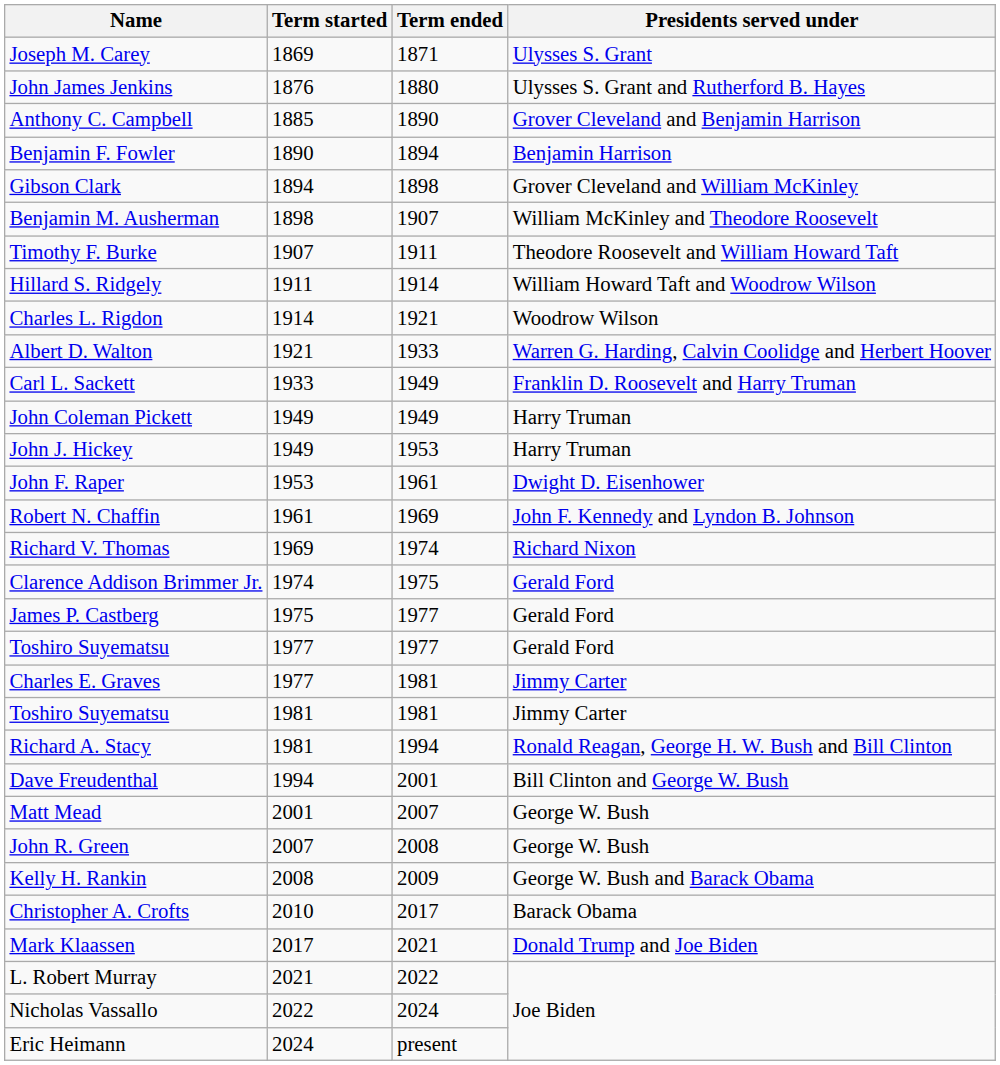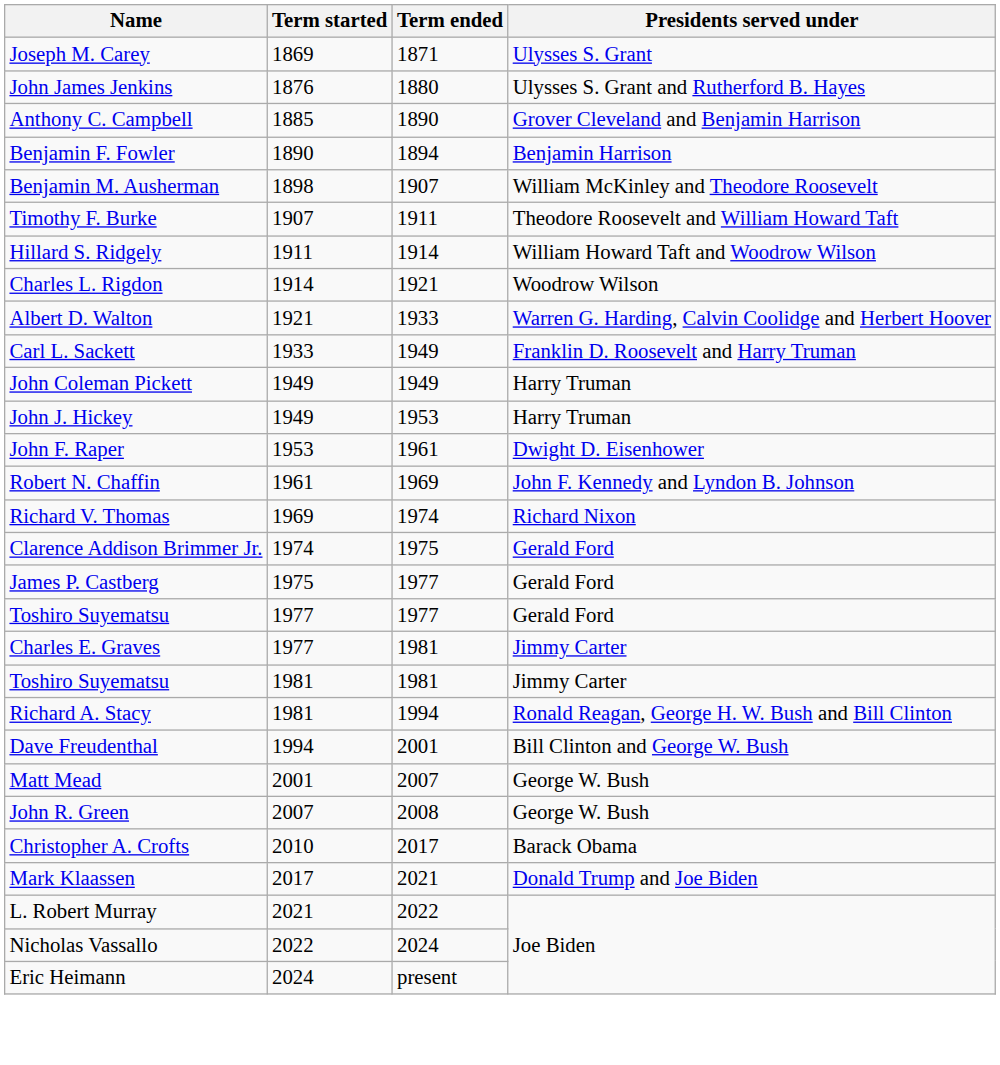- row: (65, 185)
- row: (78, 878)
